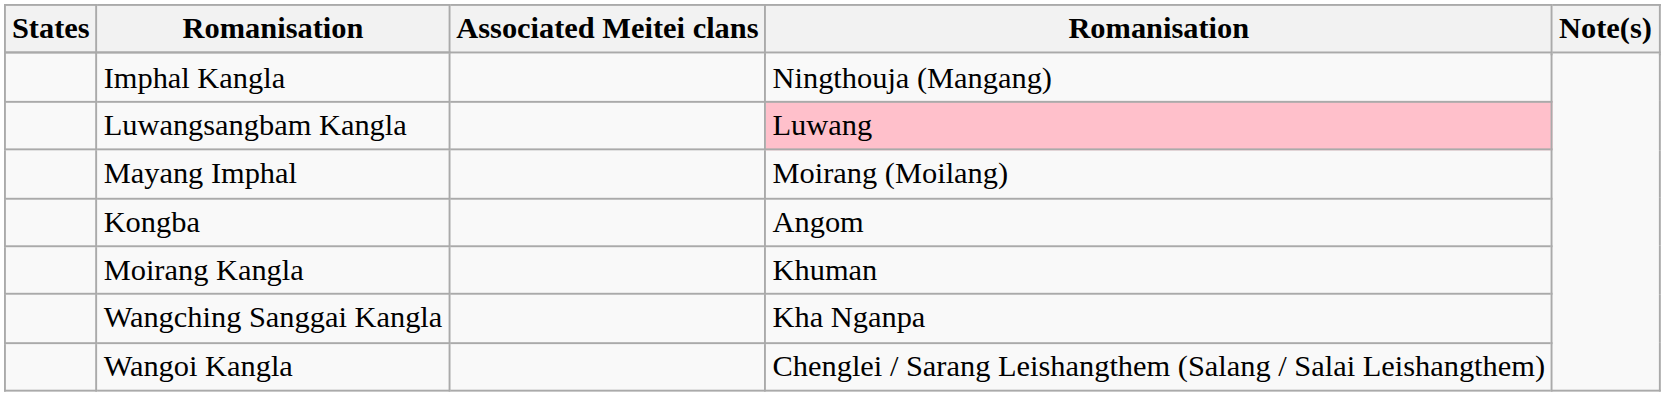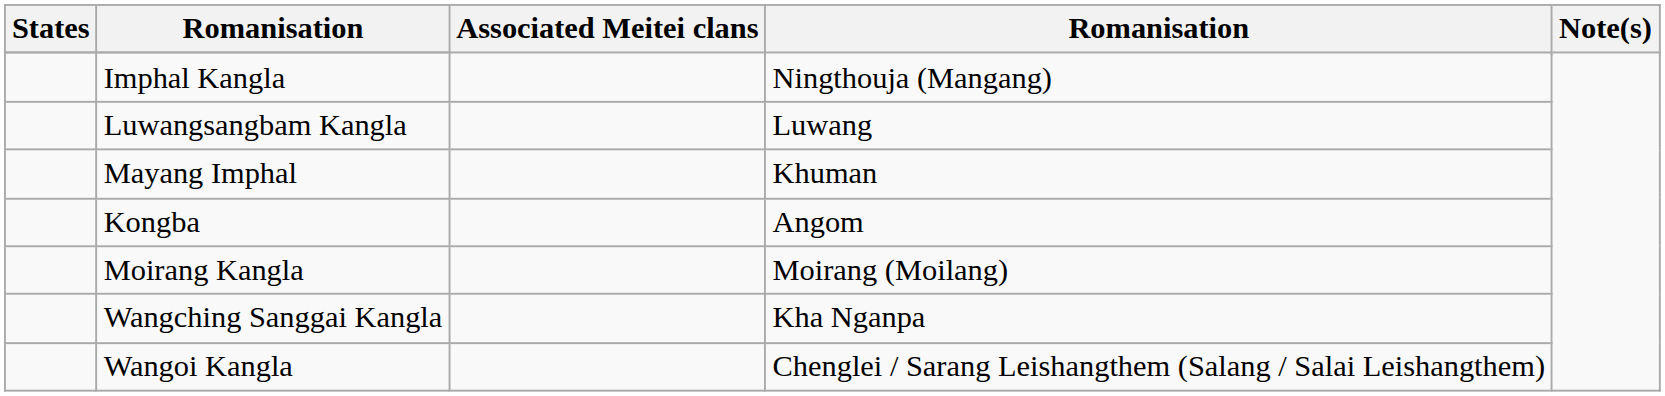(822, 125) pink background -> (822, 125) no background
(890, 173) Moirang (Moilang) -> (825, 173) Khuman
(825, 269) Khuman -> (890, 269) Moirang (Moilang)
